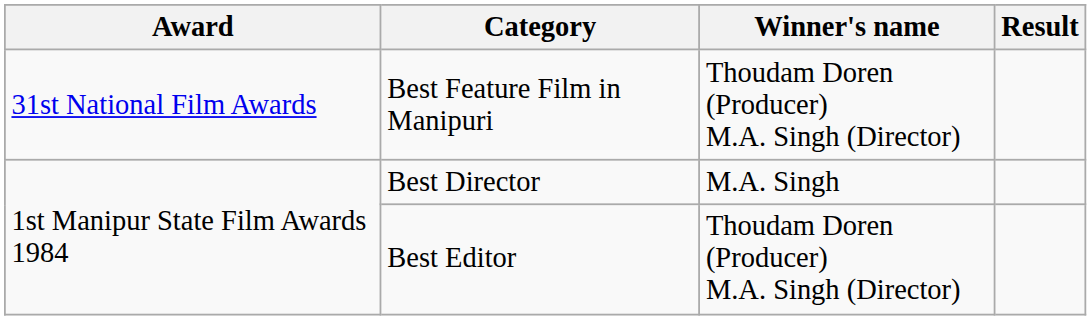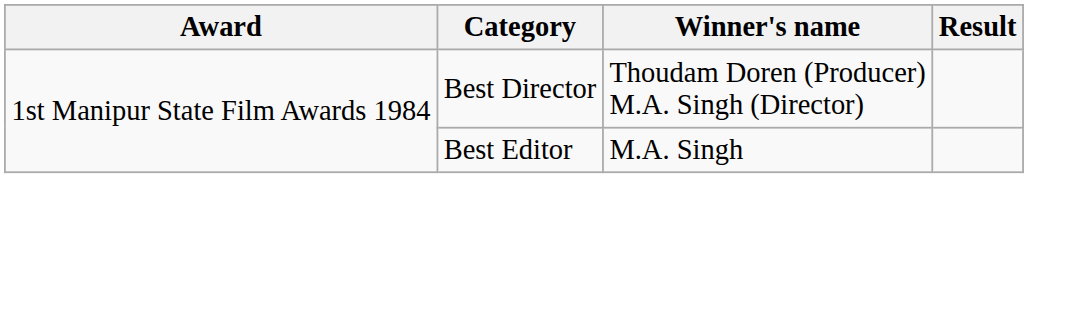- row: (504, 104)
(773, 181) M.A. Singh -> (768, 88) Thoudam Doren (Producer) M.A. Singh (Director)
(833, 258) Thoudam Doren (Producer) M.A. Singh (Director) -> (676, 149) M.A. Singh
